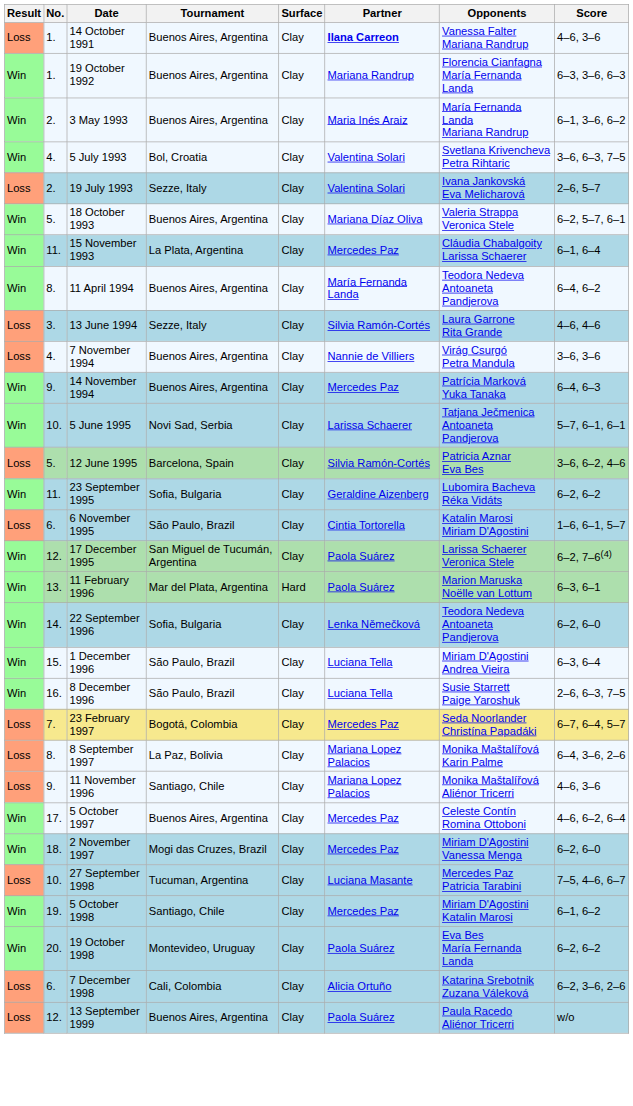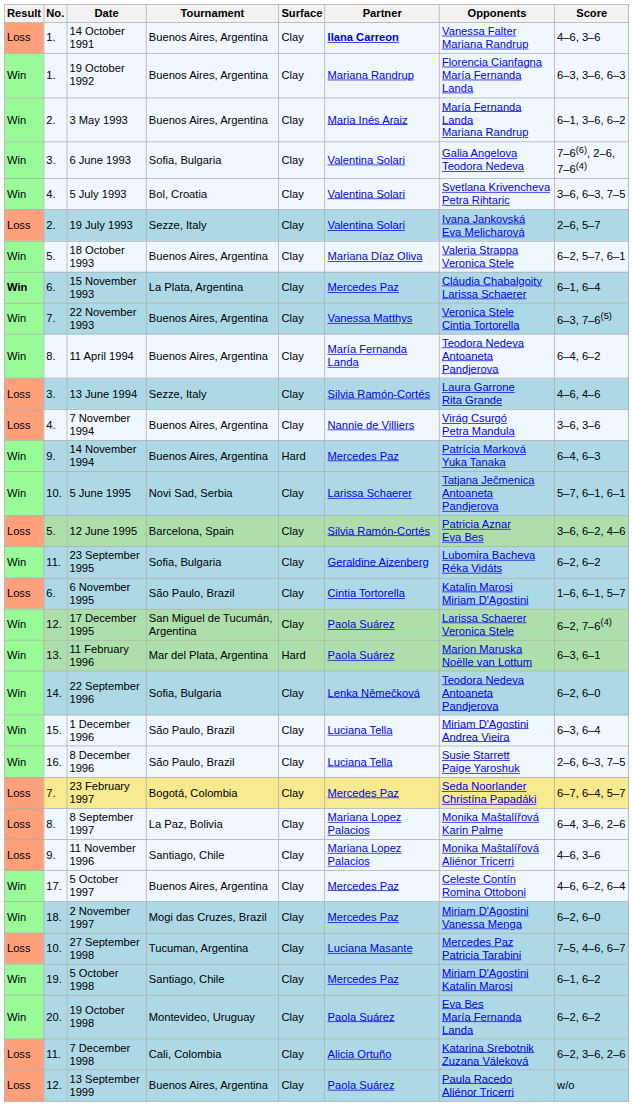+ row: (100, 159)
(17, 250) normal -> (17, 287) bold
(54, 250) 11. -> (51, 287) 6.
+ row: (103, 318)
(293, 387) Clay -> (293, 455) Hard
(51, 986) 6. -> (54, 1054) 11.
